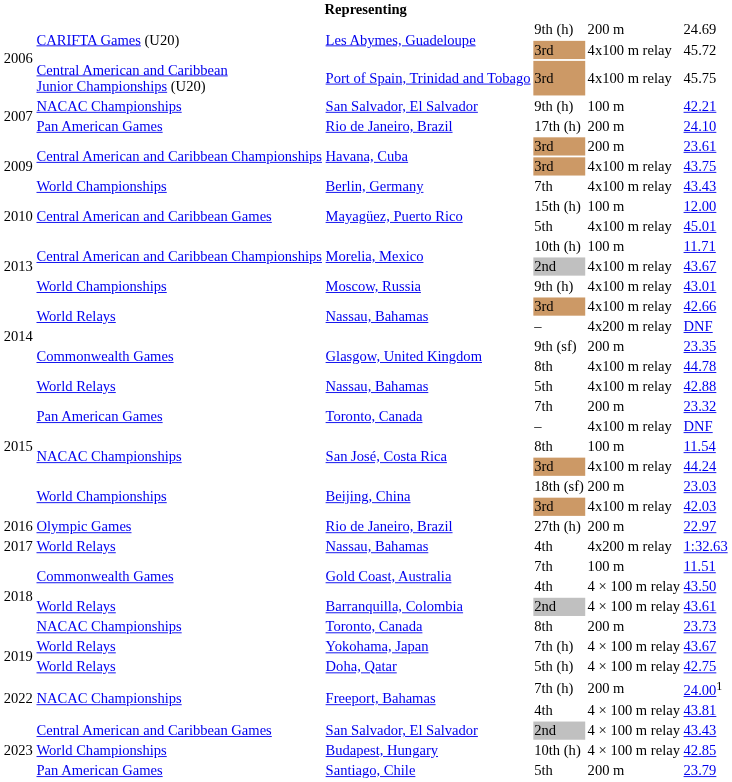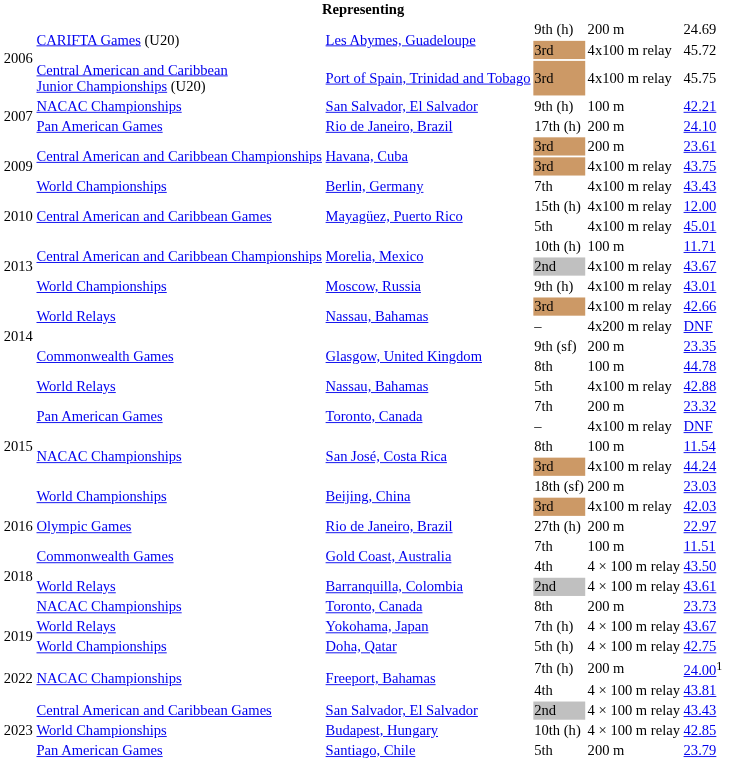(606, 206) 100 m -> (630, 206) 4x100 m relay
(630, 366) 4x100 m relay -> (606, 366) 100 m
- row: (377, 546)
(76, 666) World Relays -> (102, 646) World Championships
